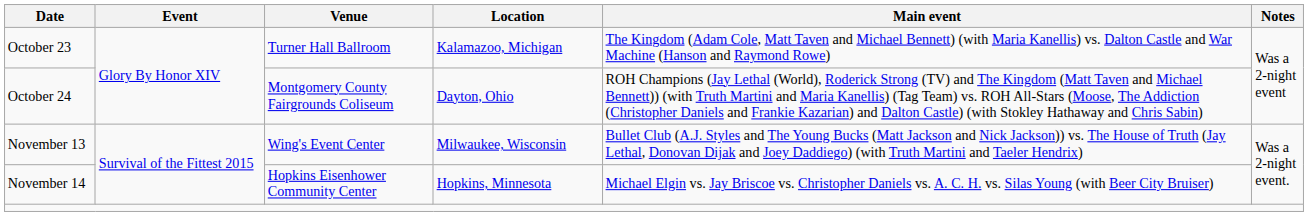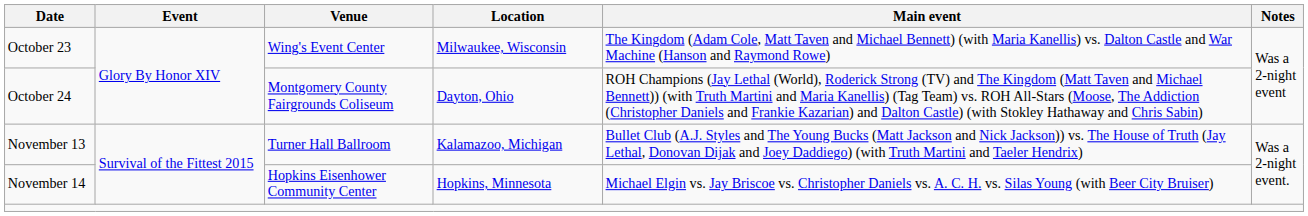(329, 47) Turner Hall Ballroom -> (326, 47) Wing's Event Center
(499, 47) Kalamazoo, Michigan -> (501, 47) Milwaukee, Wisconsin
(326, 144) Wing's Event Center -> (329, 144) Turner Hall Ballroom
(501, 144) Milwaukee, Wisconsin -> (499, 144) Kalamazoo, Michigan
